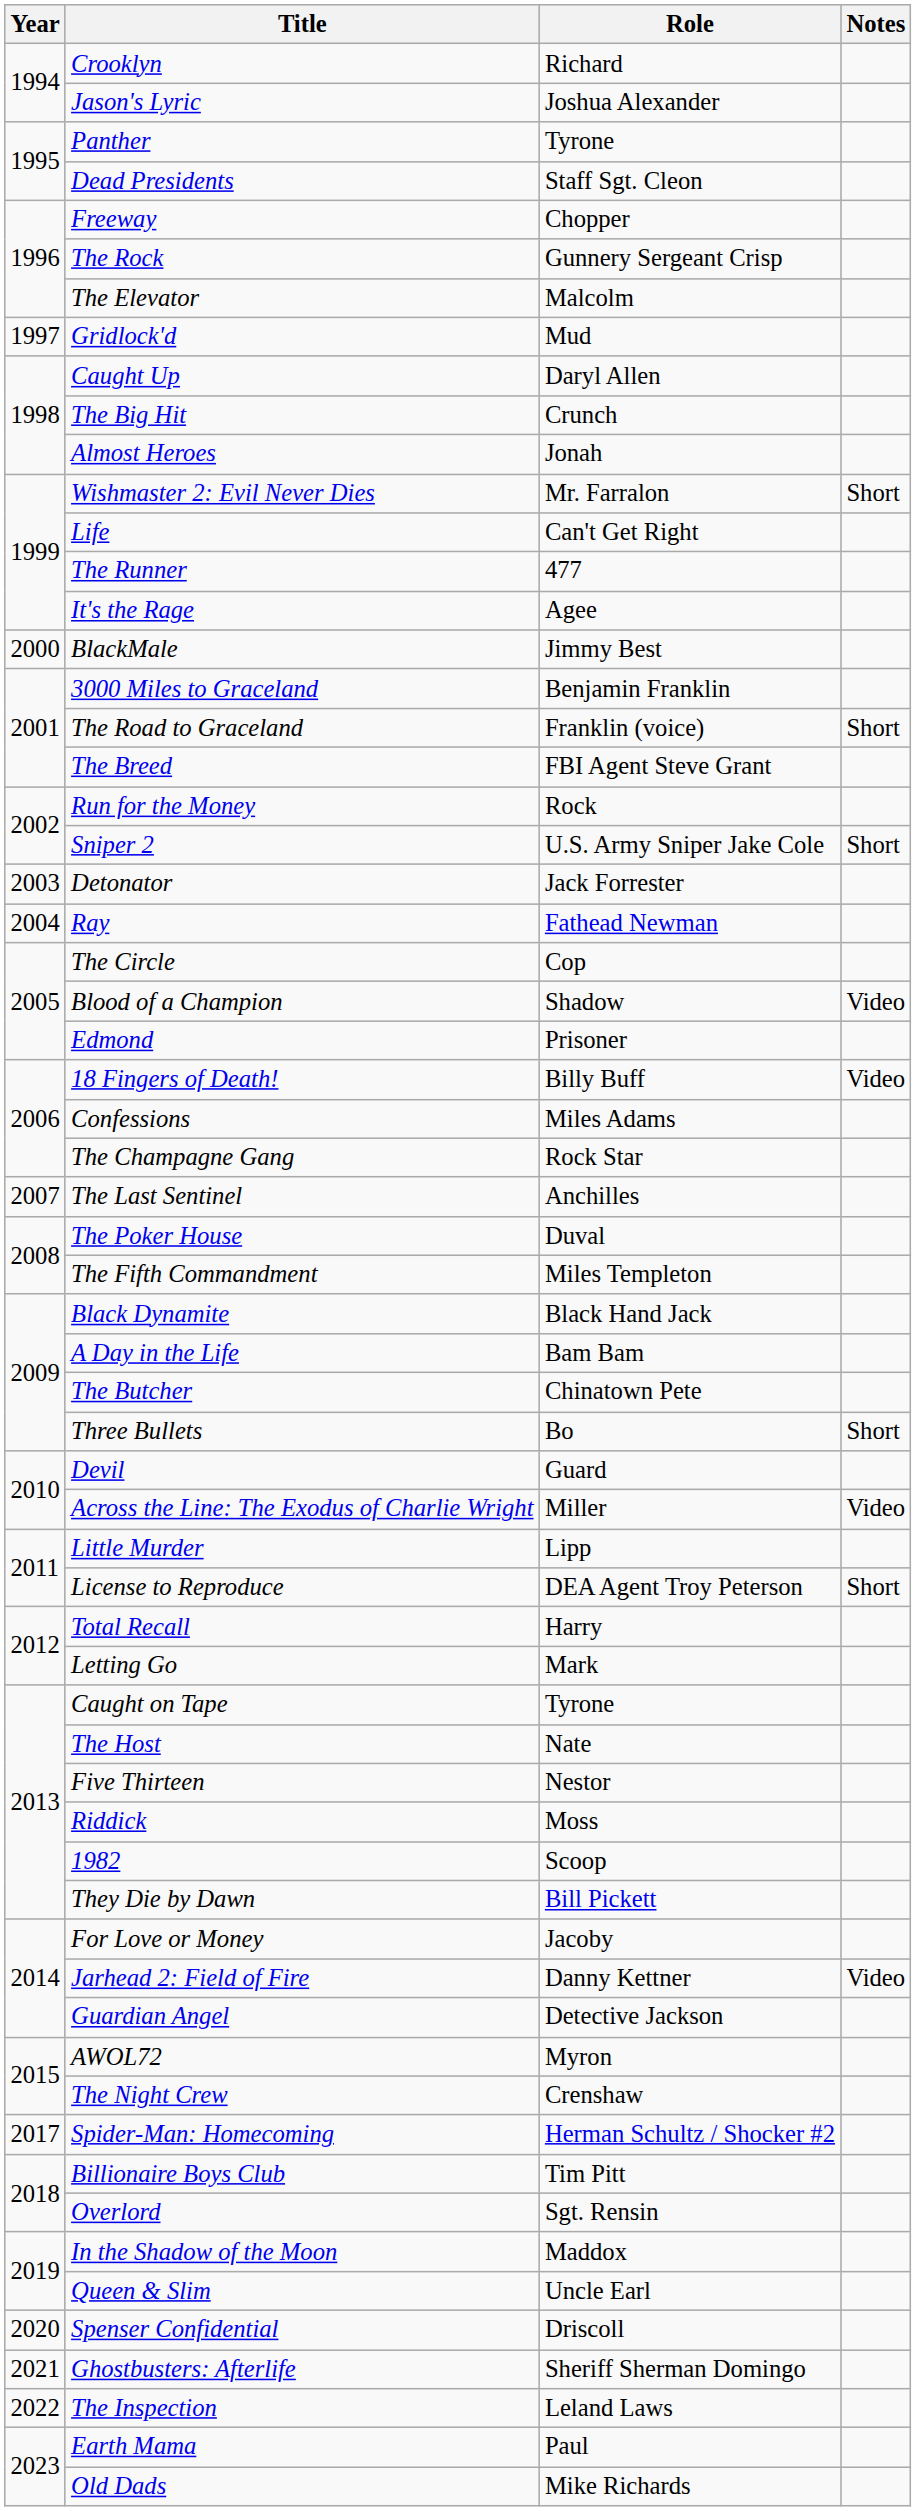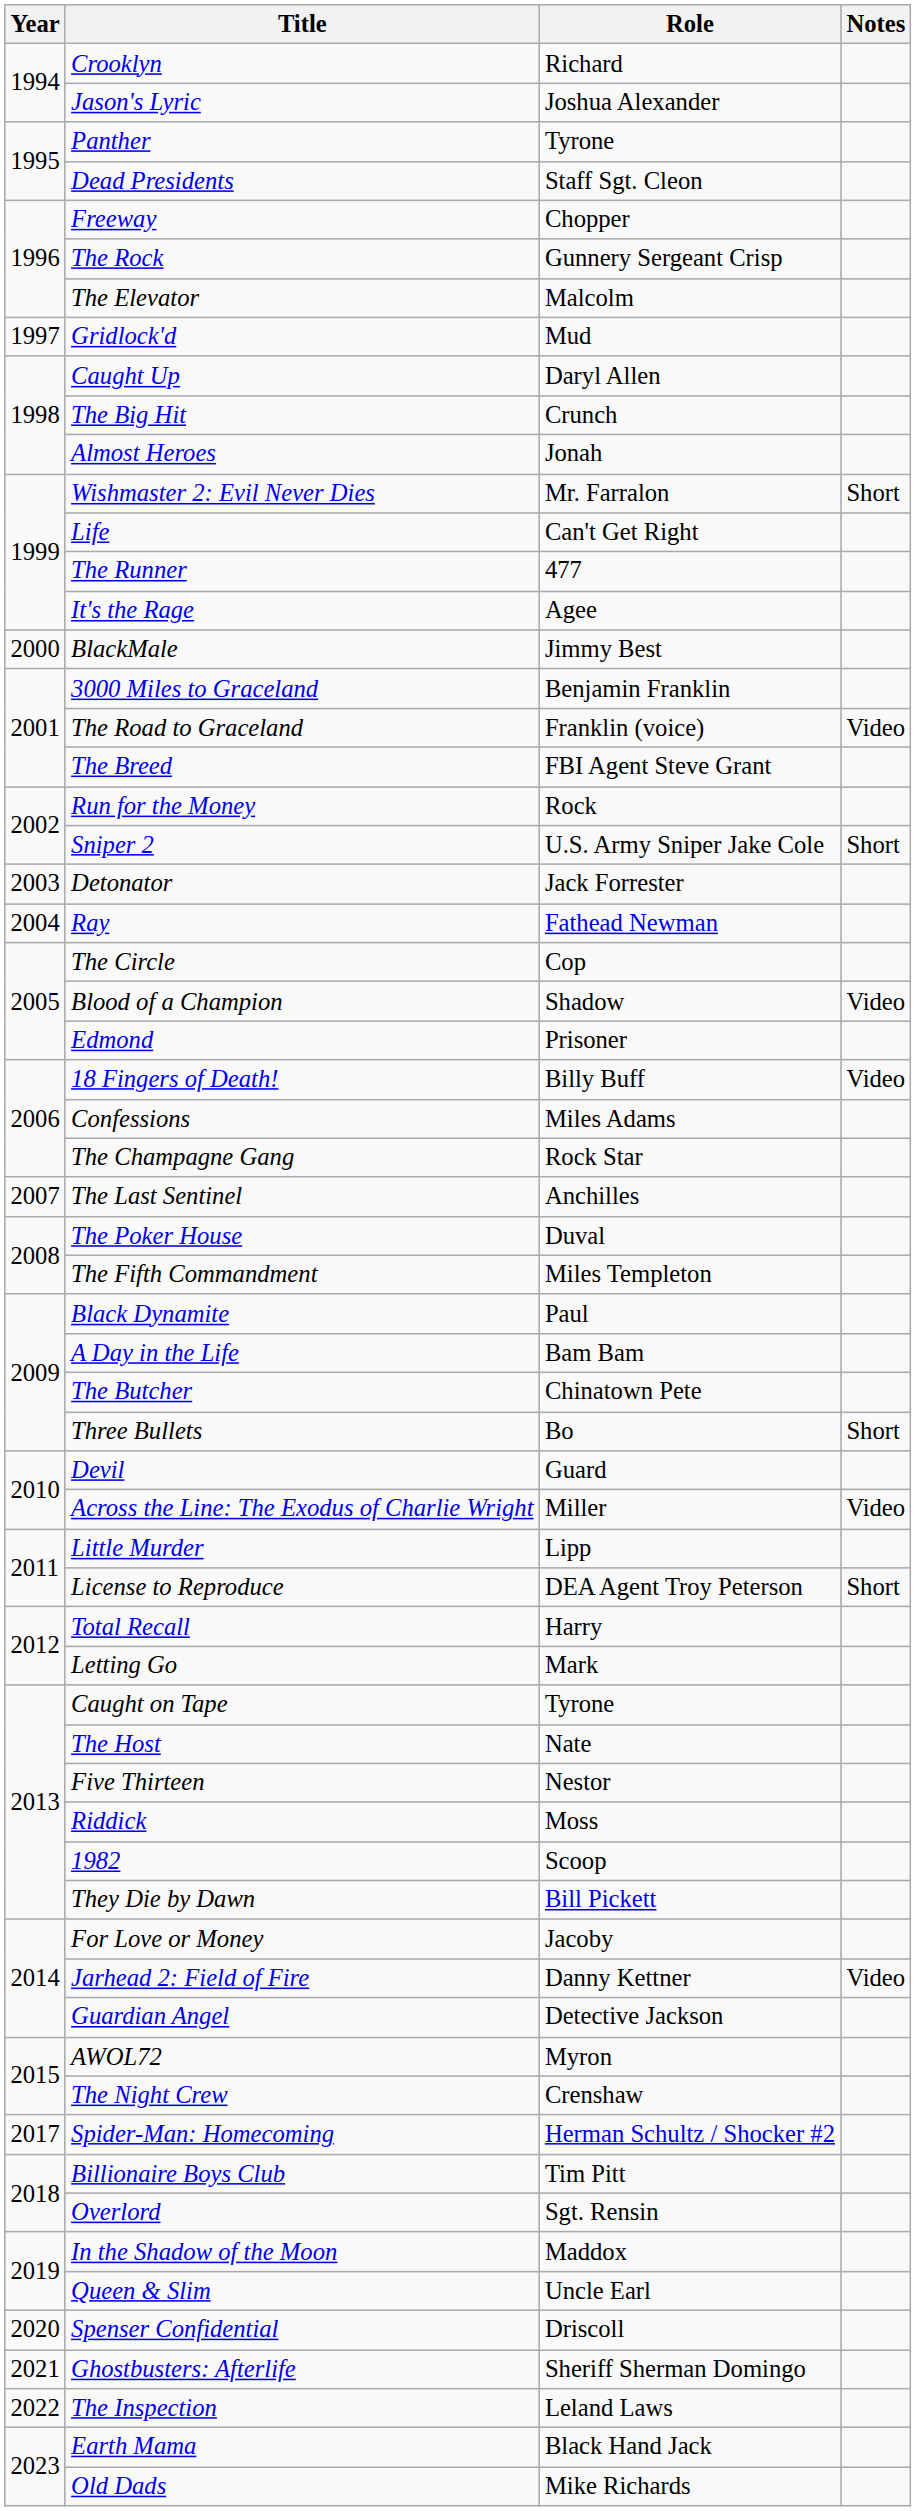(873, 727) Short -> (876, 727) Video
(628, 1313) Black Hand Jack -> (567, 1313) Paul
(567, 2446) Paul -> (628, 2446) Black Hand Jack
